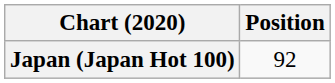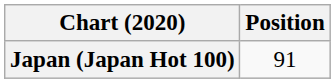(285, 59) 92 -> (285, 59) 91
